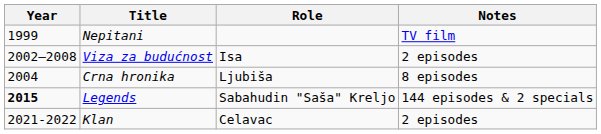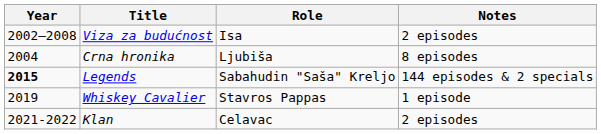- row: (113, 36)
+ row: (144, 98)
